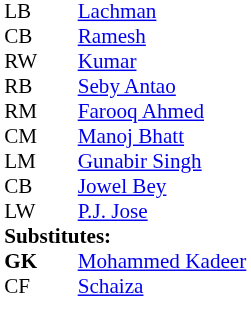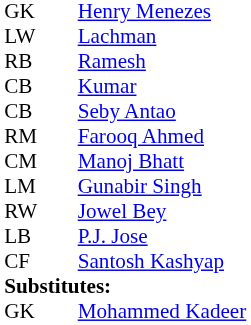+ row: (144, 11)
(18, 11) LB -> (20, 36) LW
(18, 36) CB -> (18, 61) RB
(21, 61) RW -> (18, 86) CB
(18, 86) RB -> (18, 111) CB
(18, 186) CB -> (21, 211) RW
(20, 211) LW -> (18, 236) LB
+ row: (151, 261)
(21, 261) bold -> (19, 311) normal
- row: (111, 286)
